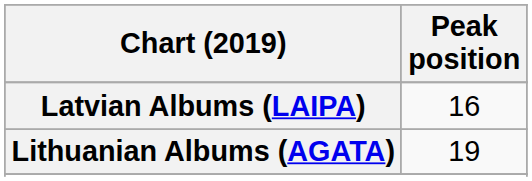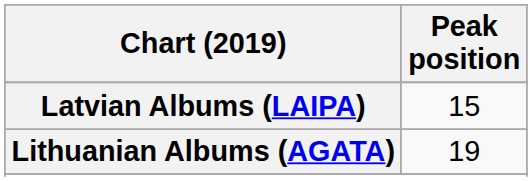(464, 105) 16 -> (464, 105) 15
